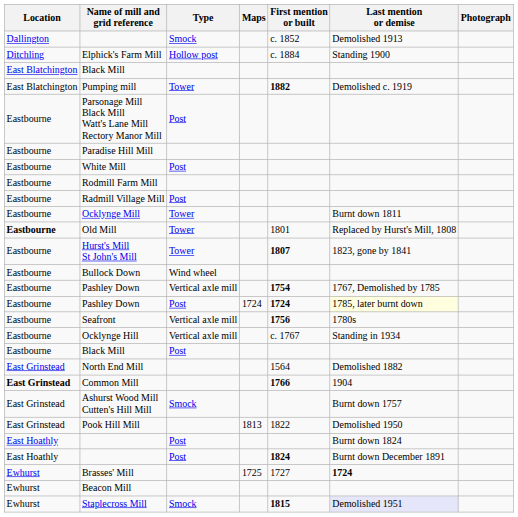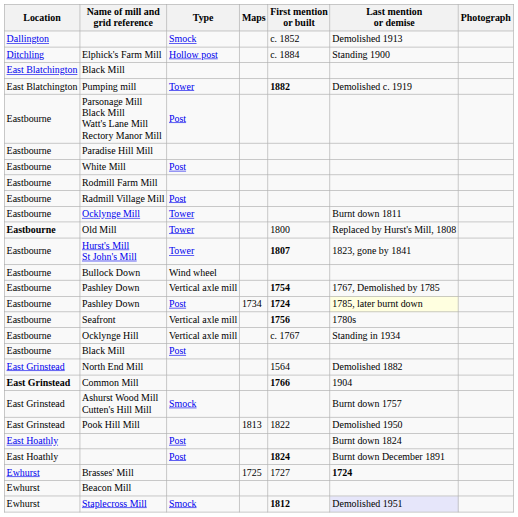(280, 230) 1801 -> (280, 230) 1800
(252, 304) 1724 -> (252, 304) 1734
(280, 504) 1815 -> (280, 504) 1812
